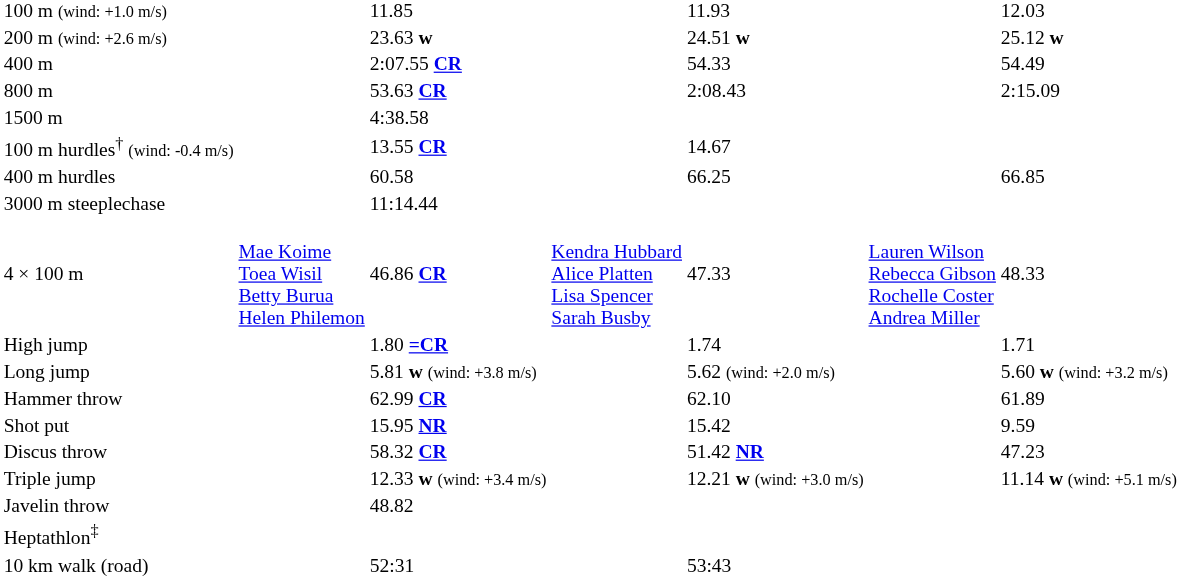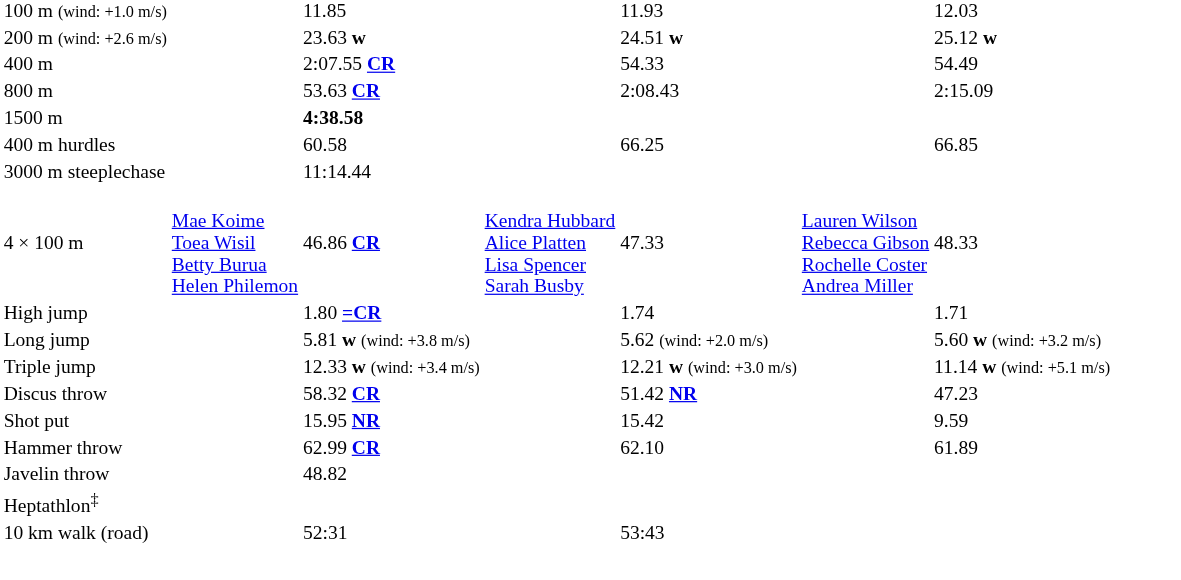(399, 117) normal -> (333, 117) bold
- row: (119, 147)
rows swapped: (50, 479) <-> (63, 398)
rows swapped: (36, 425) <-> (55, 452)
